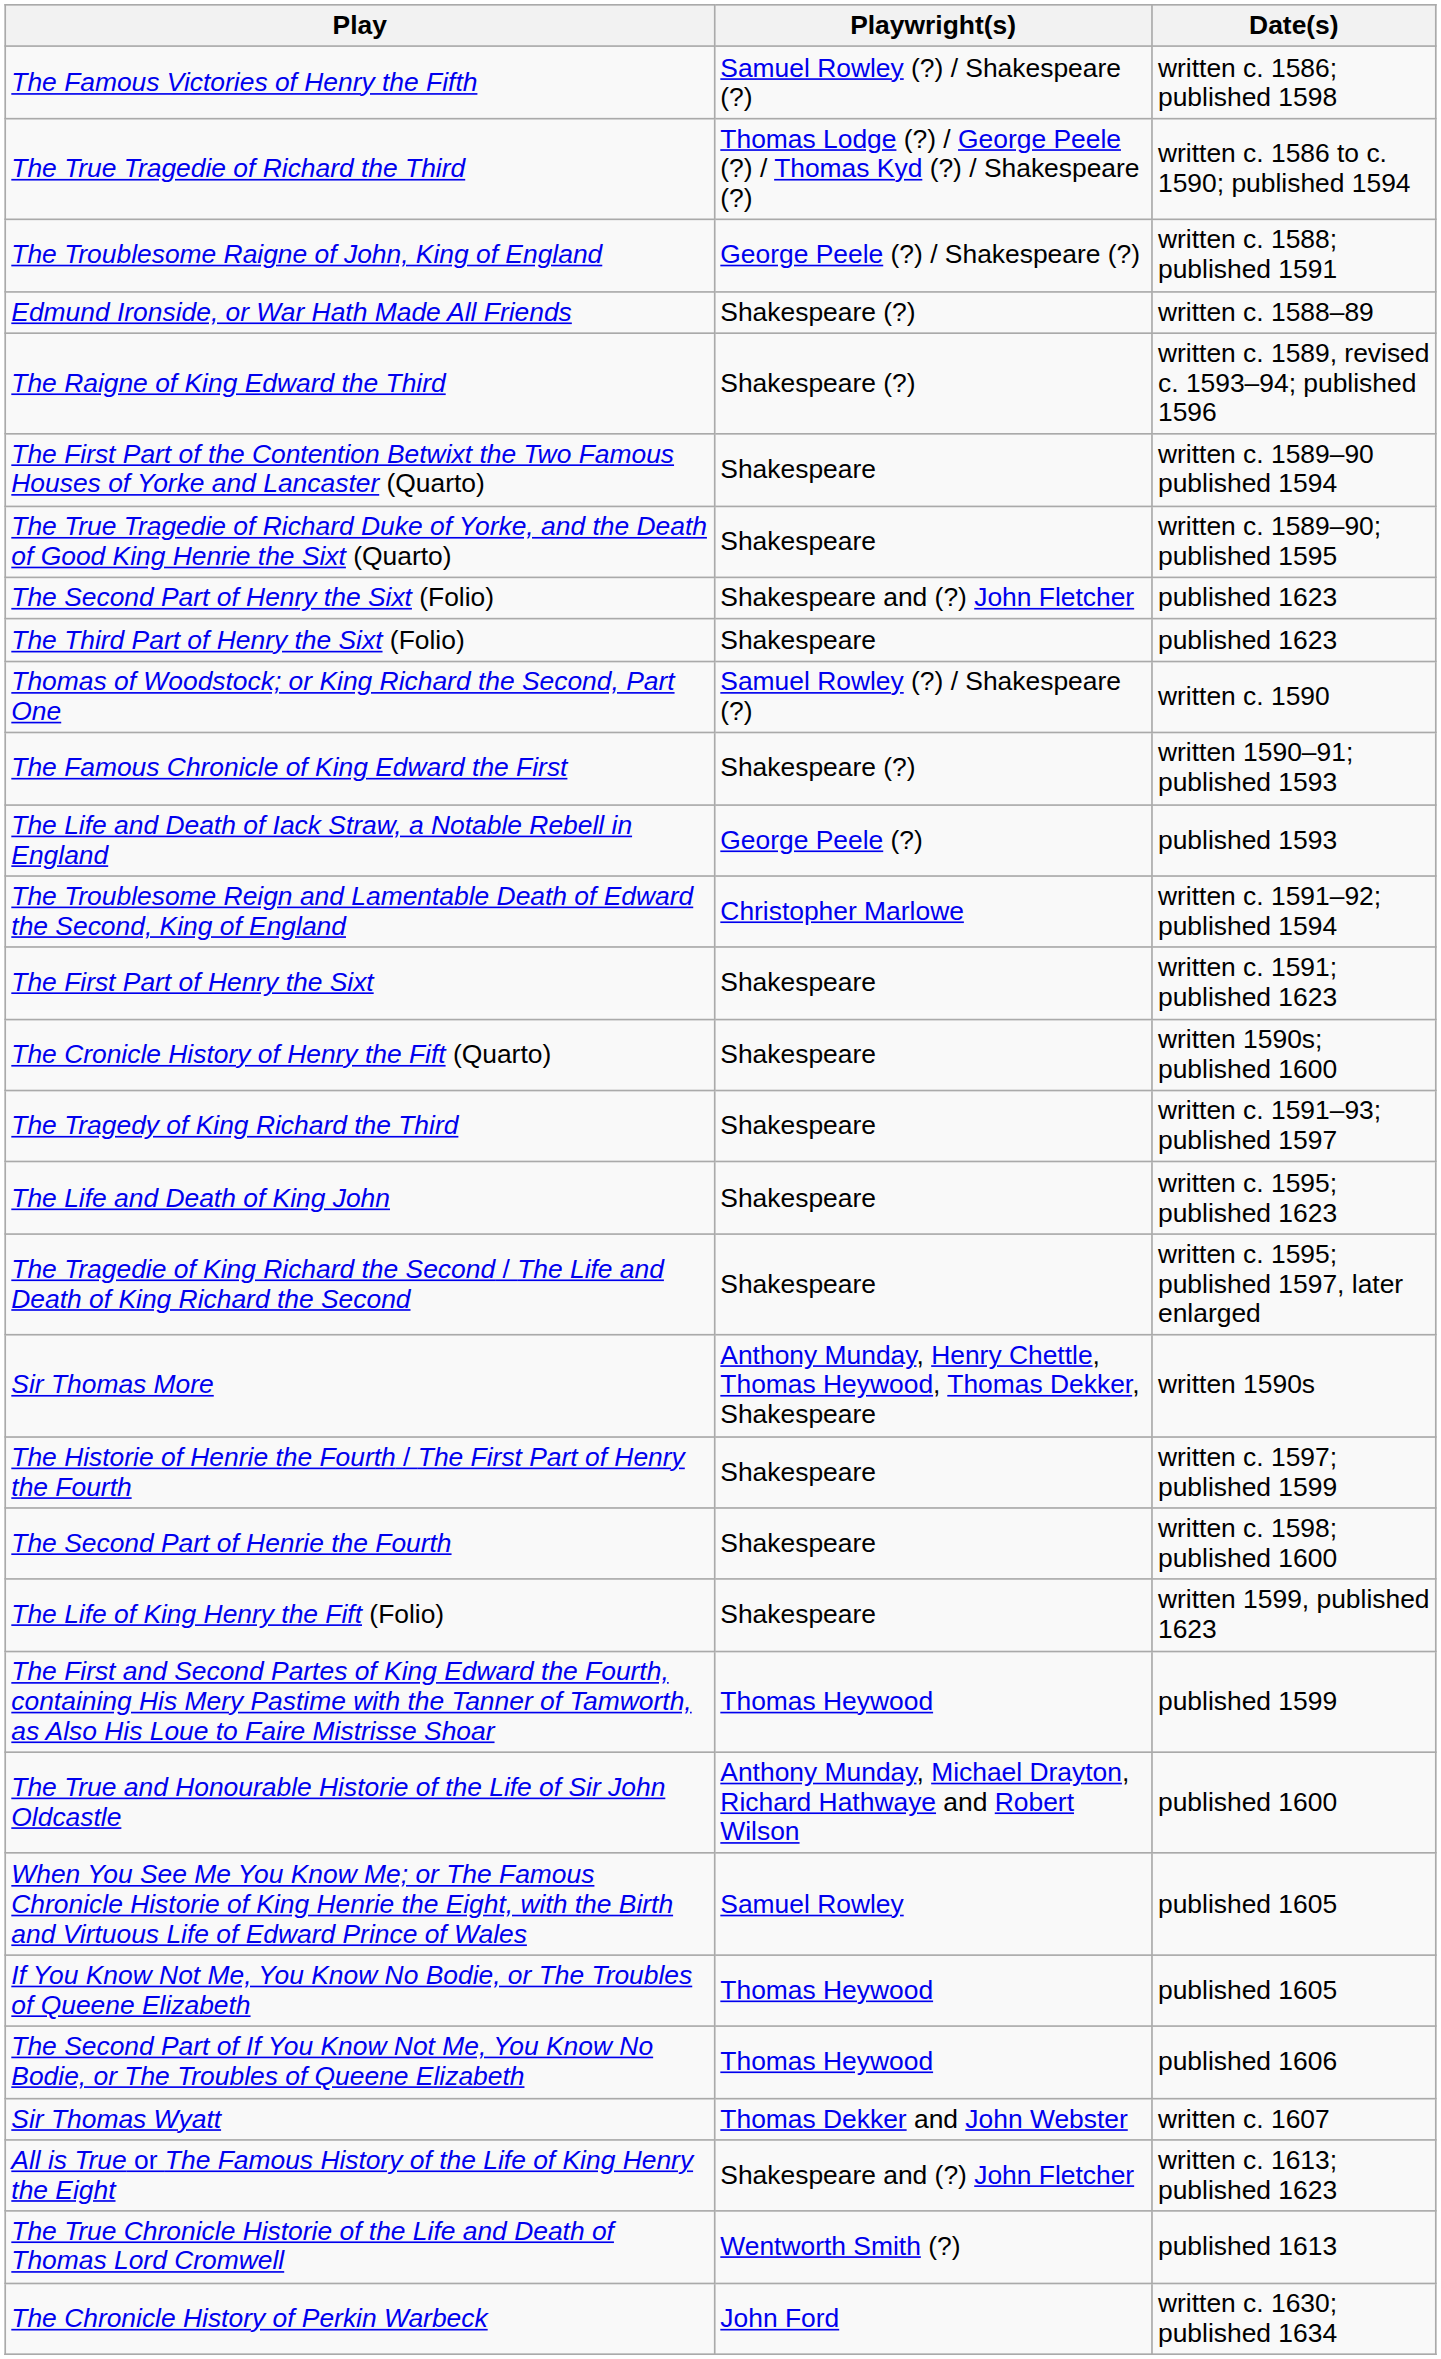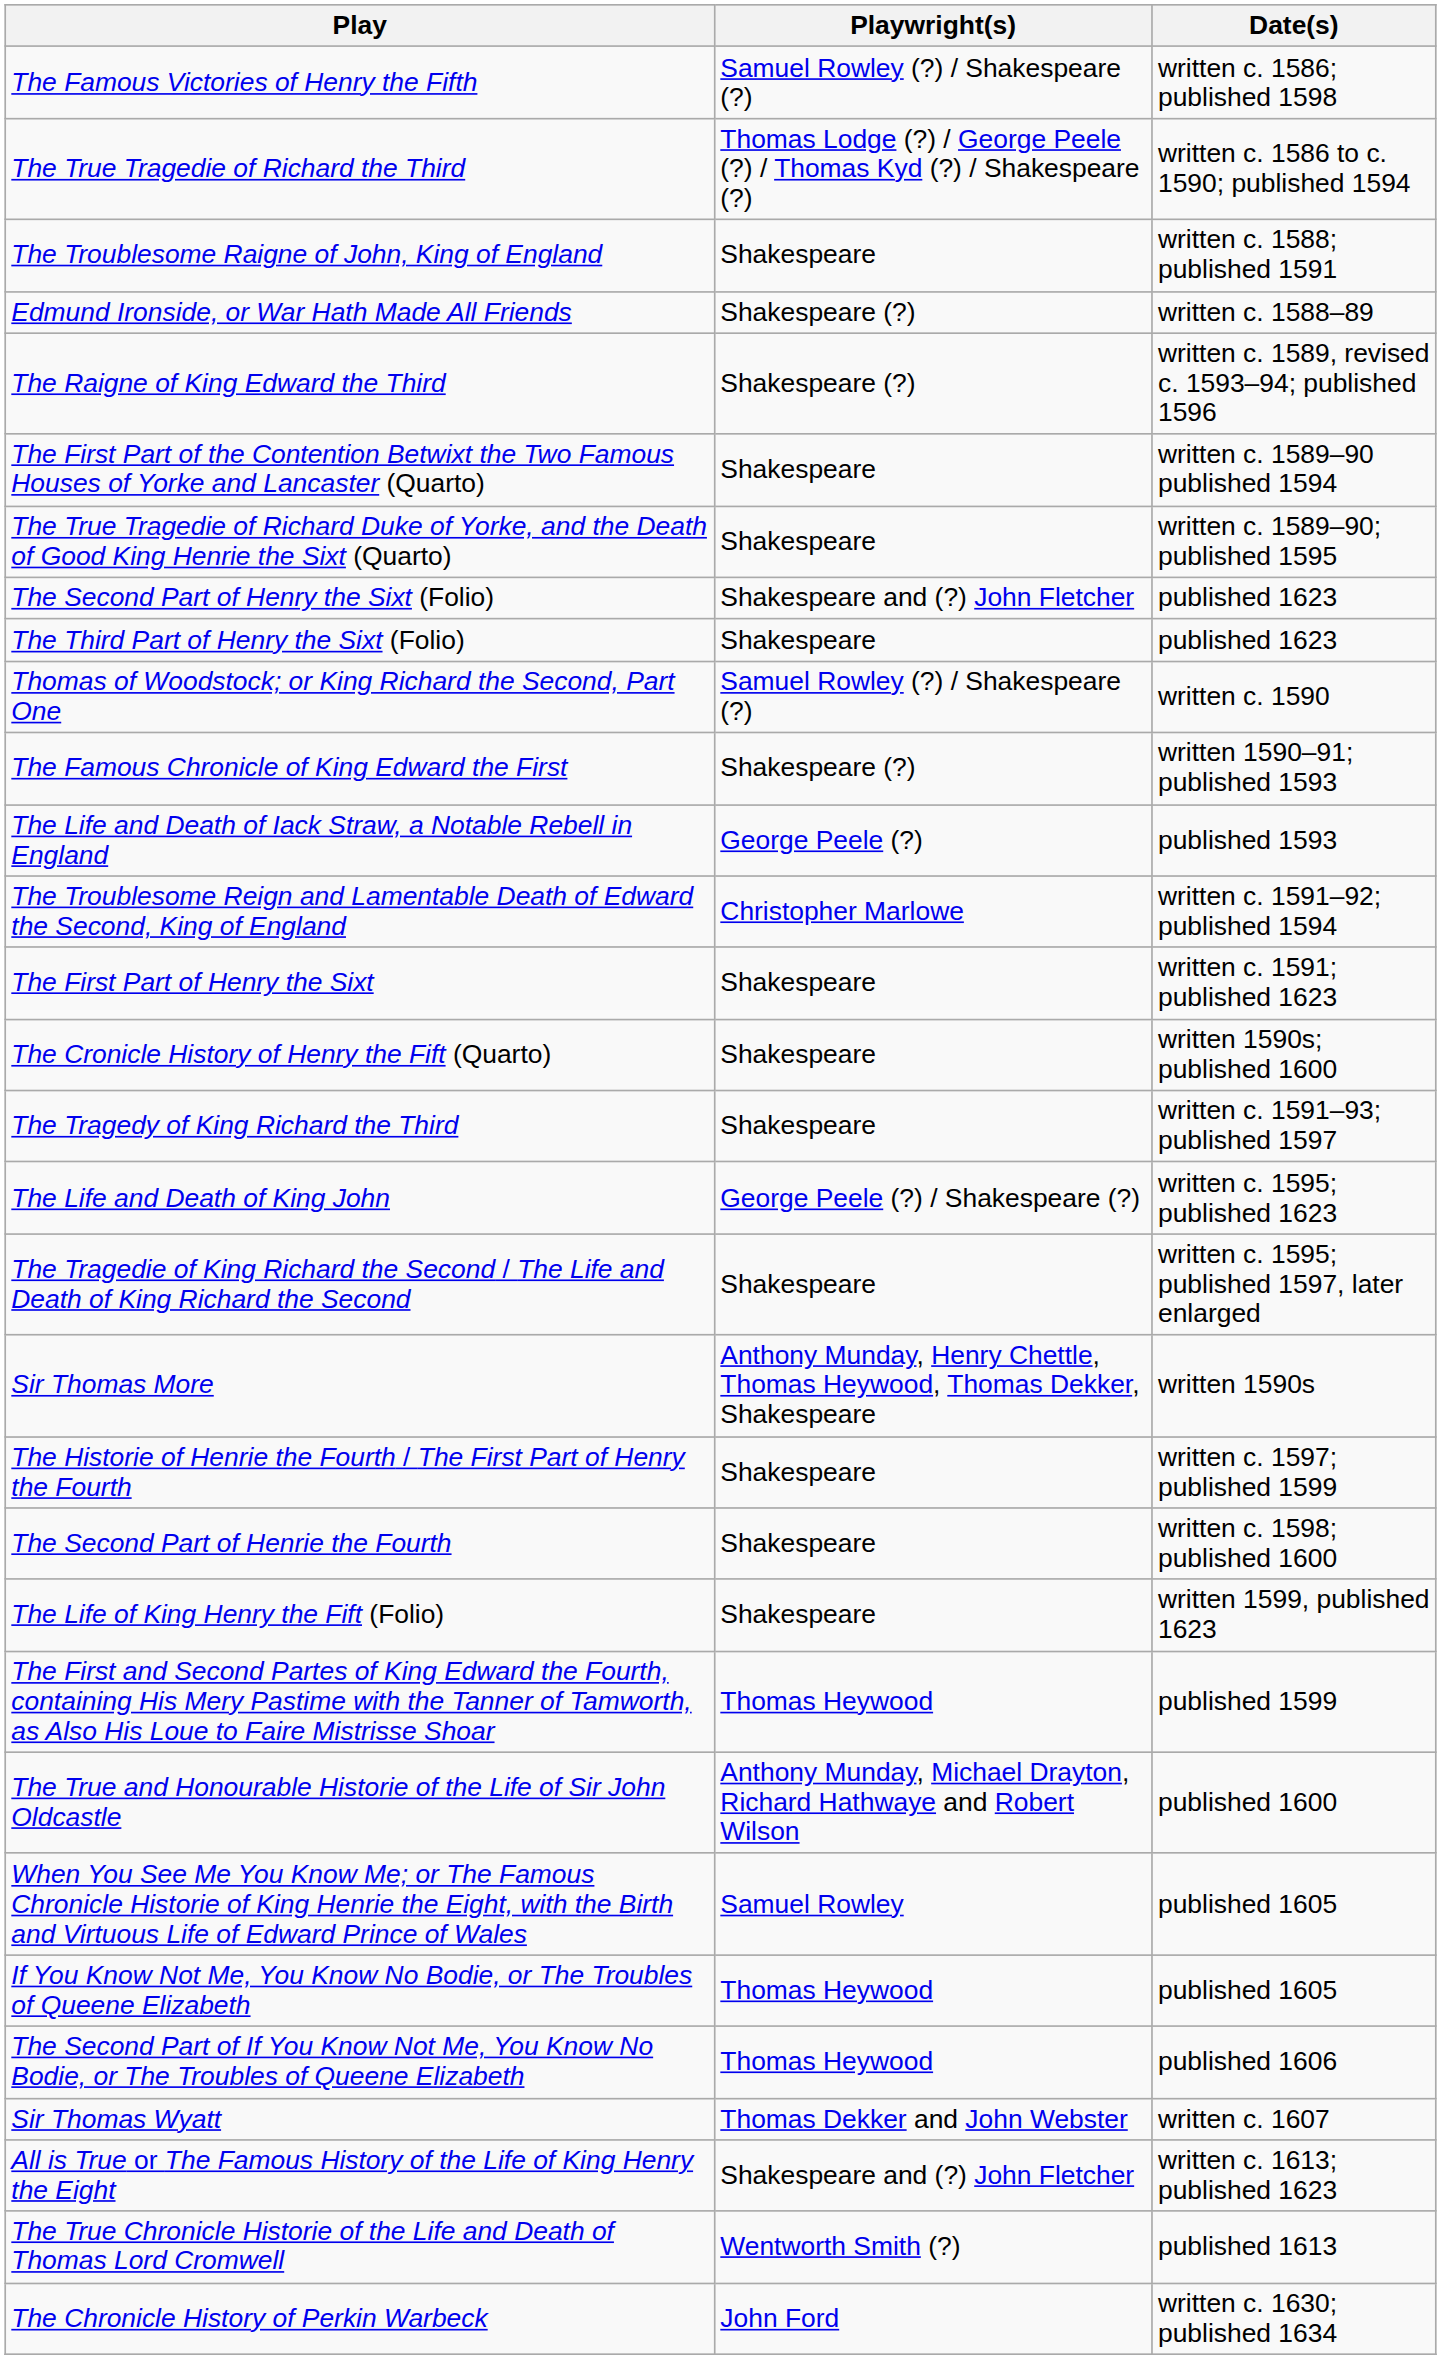(930, 254) George Peele (?) / Shakespeare (?) -> (798, 254) Shakespeare
(798, 1197) Shakespeare -> (930, 1197) George Peele (?) / Shakespeare (?)
